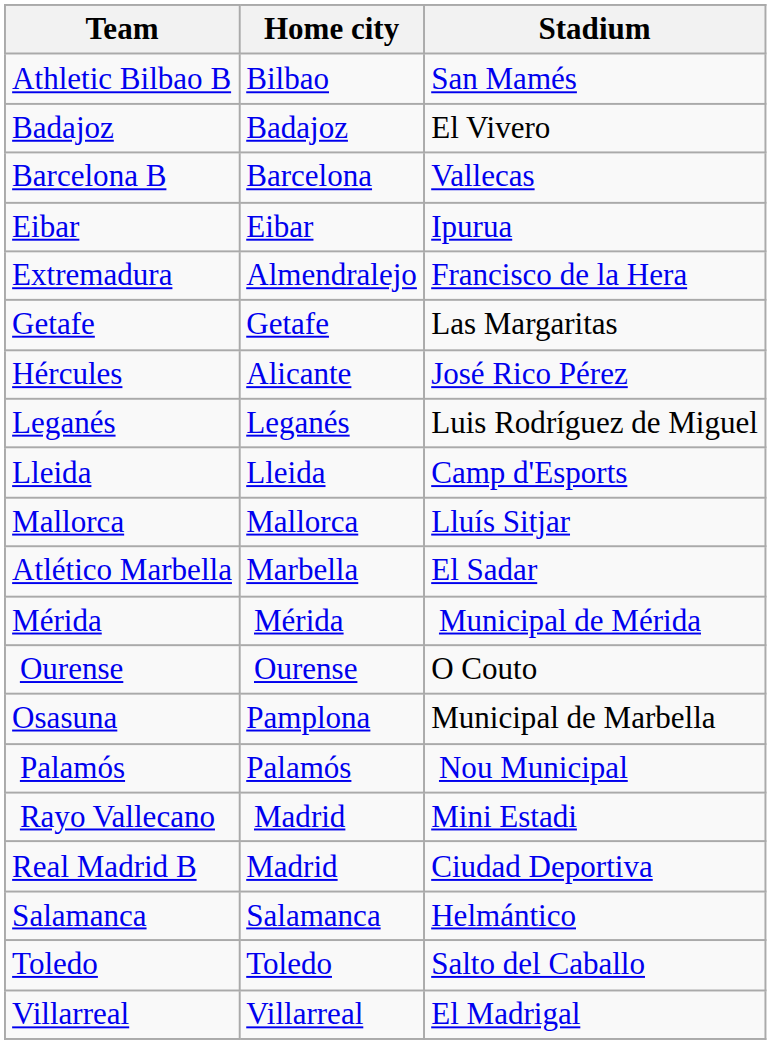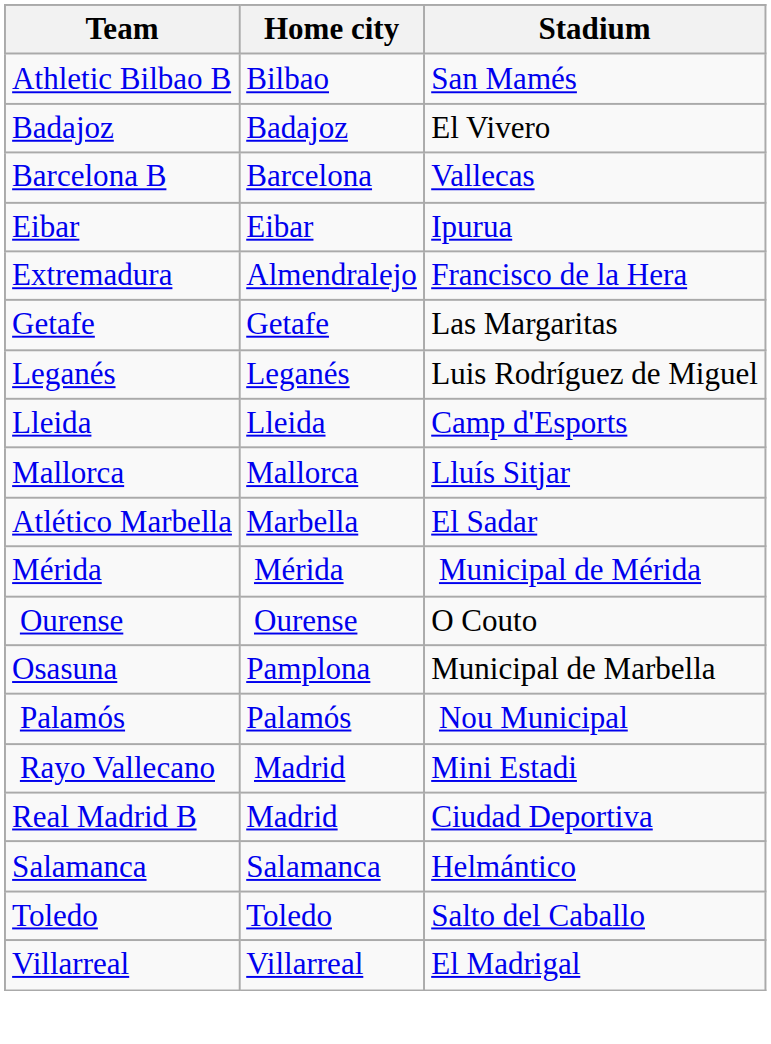- row: (67, 373)
